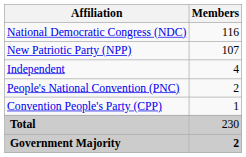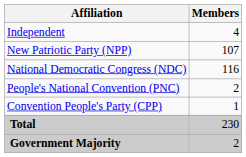rows swapped: (97, 32) <-> (36, 69)
(236, 143) bold -> (236, 143) normal
